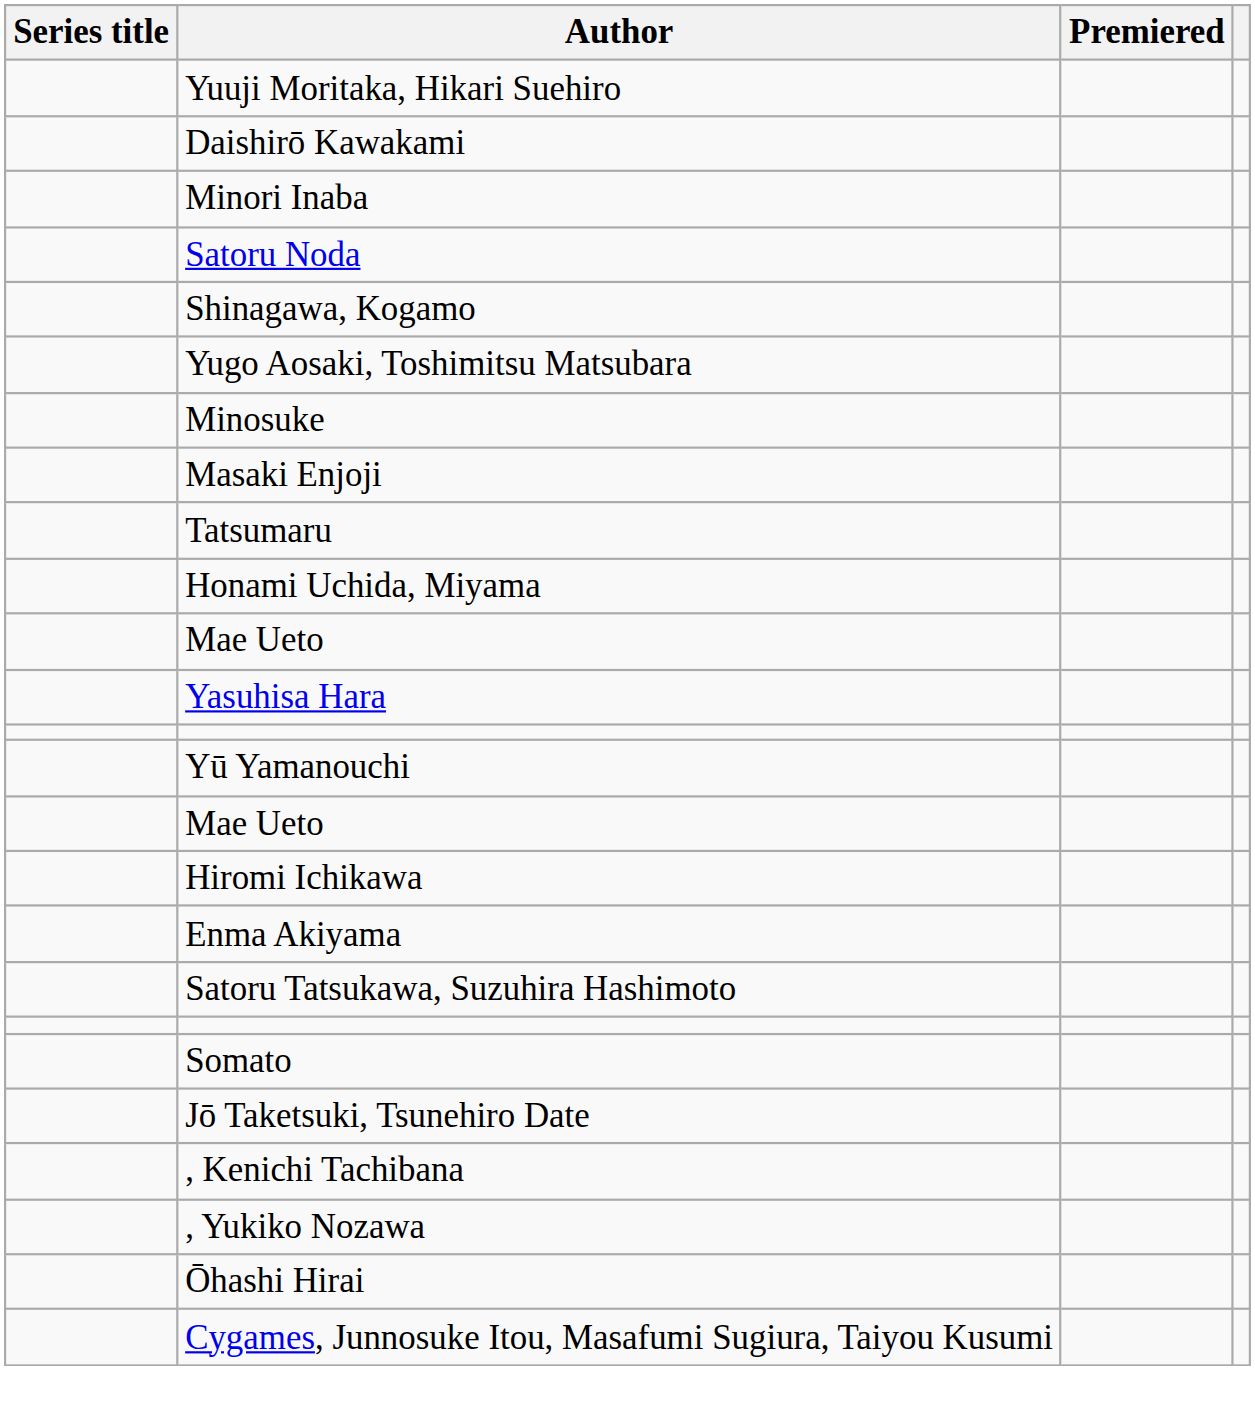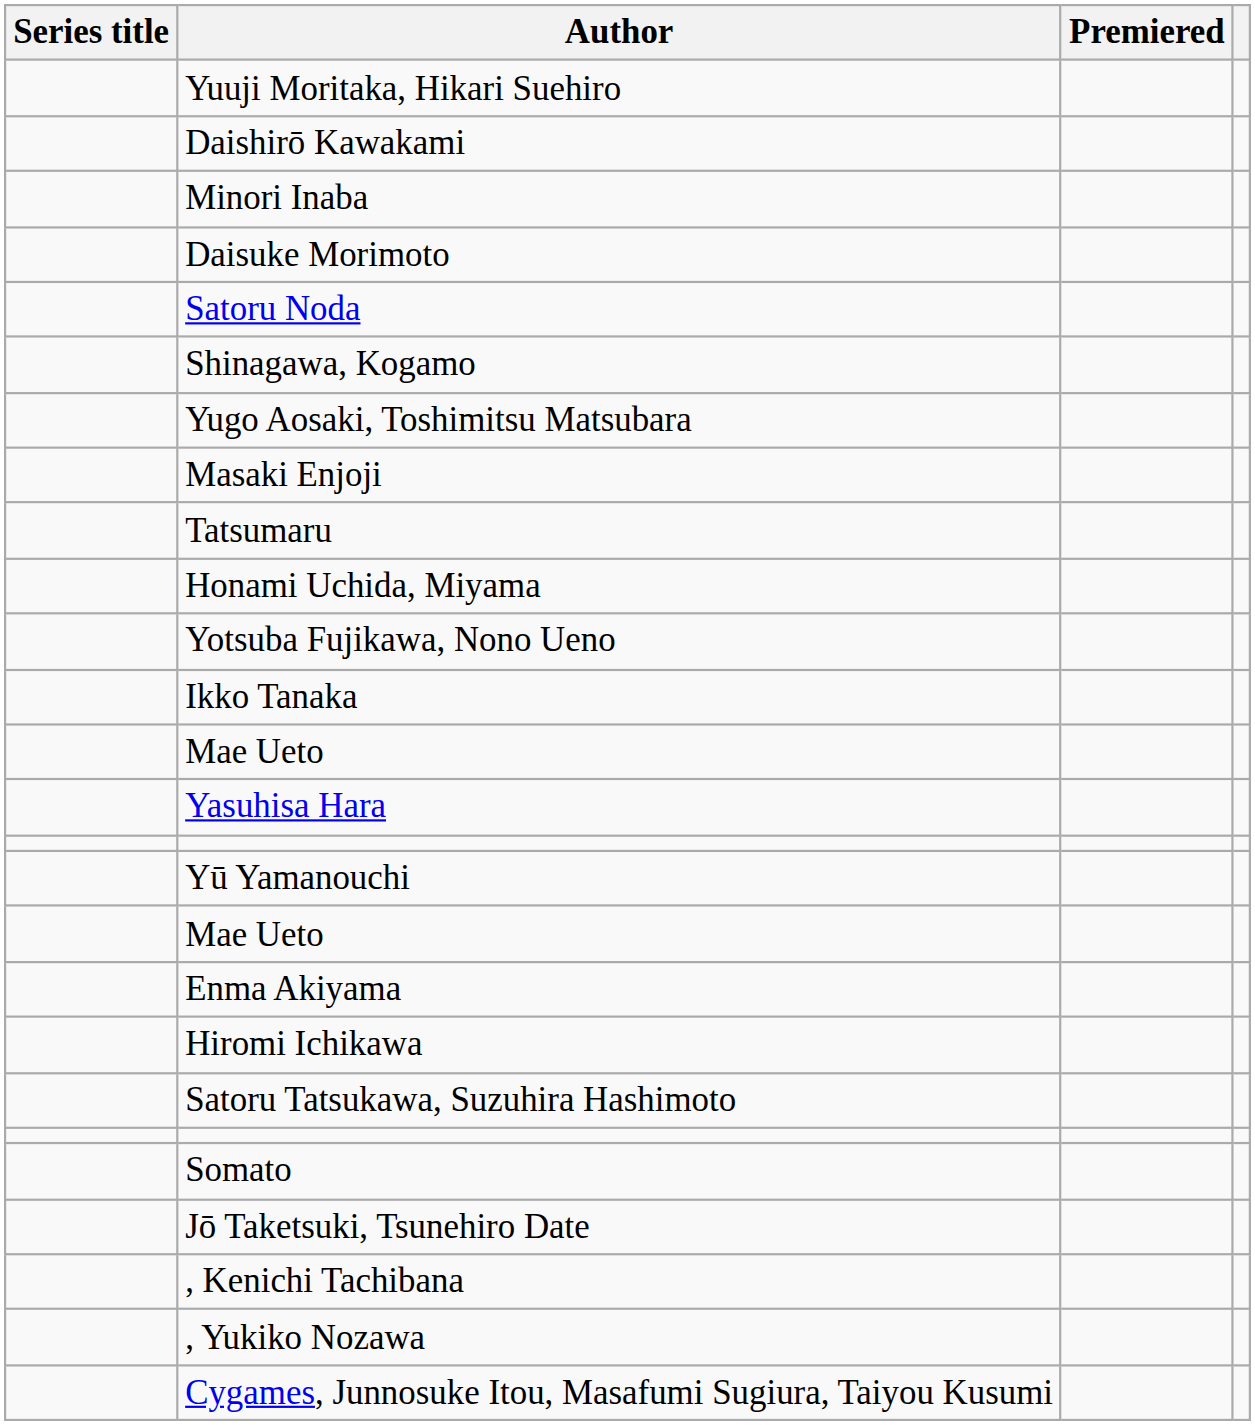+ row: (91, 254)
- row: (91, 420)
+ row: (91, 641)
+ row: (91, 697)
rows swapped: (91, 879) <-> (91, 934)
- row: (91, 1282)
